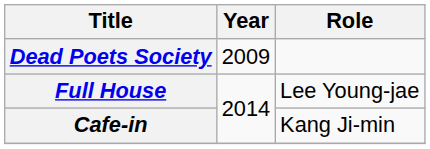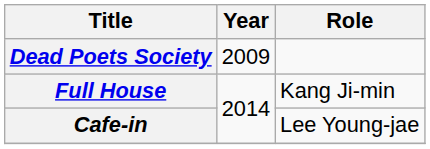(350, 90) Lee Young-jae -> (338, 90) Kang Ji-min
(338, 125) Kang Ji-min -> (350, 125) Lee Young-jae
